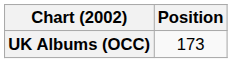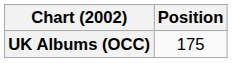(191, 44) 173 -> (191, 44) 175
